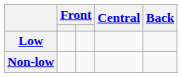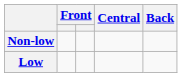rows swapped: (31, 61) <-> (31, 41)
